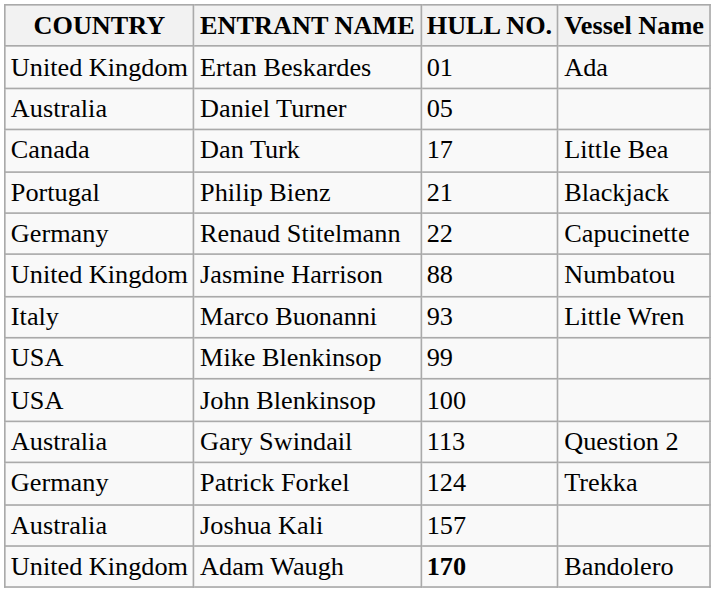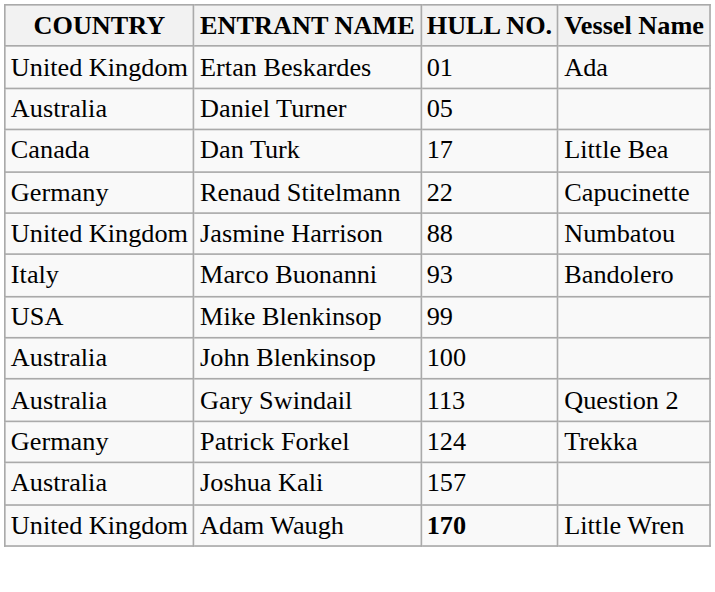- row: (265, 191)
(624, 316) Little Wren -> (619, 274) Bandolero
(37, 399) USA -> (59, 358) Australia
(619, 566) Bandolero -> (624, 524) Little Wren
